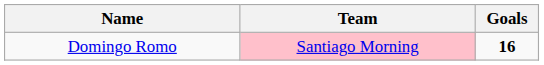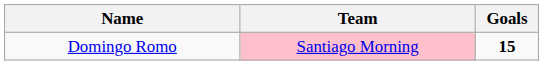(507, 46) 16 -> (507, 46) 15
